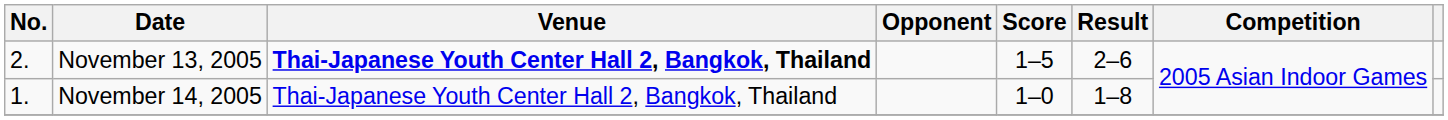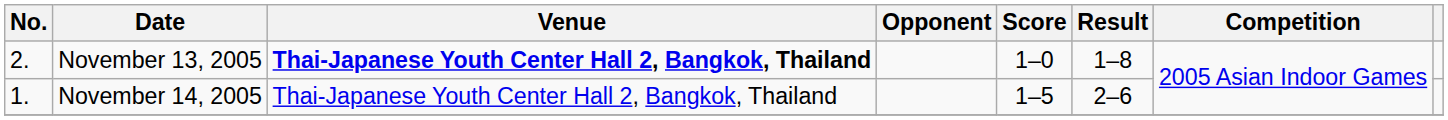(1034, 59) 1–5 -> (1034, 59) 1–0
(1113, 59) 2–6 -> (1113, 59) 1–8
(1034, 96) 1–0 -> (1034, 96) 1–5
(1113, 96) 1–8 -> (1113, 96) 2–6
